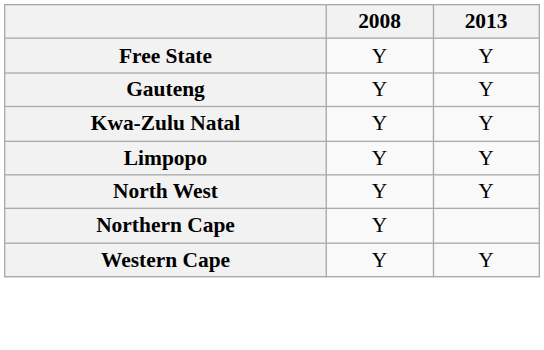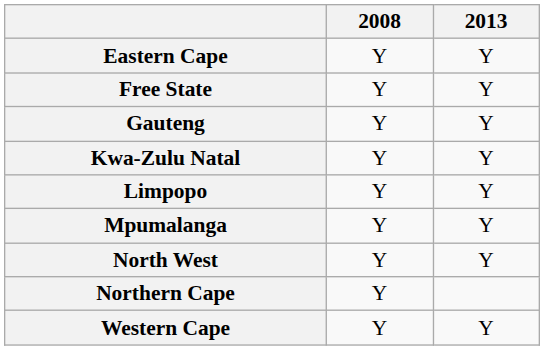+ row: (166, 55)
+ row: (166, 225)
